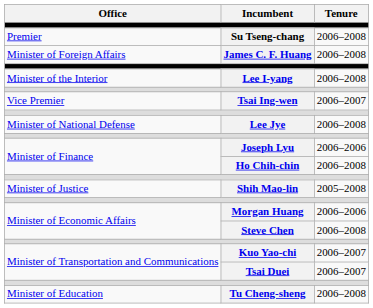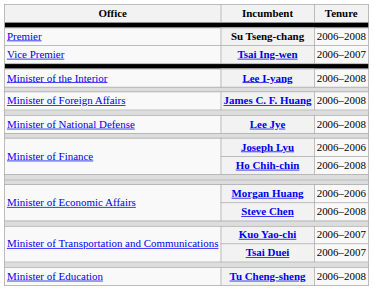rows swapped: (36, 101) <-> (66, 55)
- row: (48, 189)
